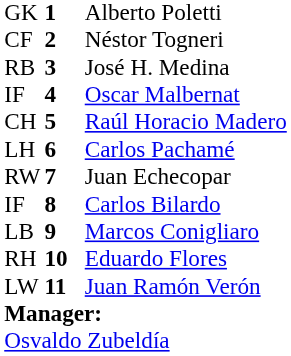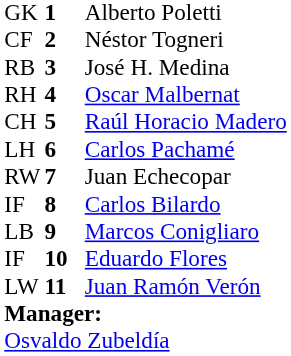(15, 94) IF -> (20, 94) RH
(20, 258) RH -> (15, 258) IF
